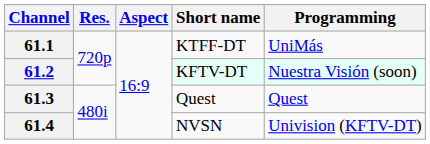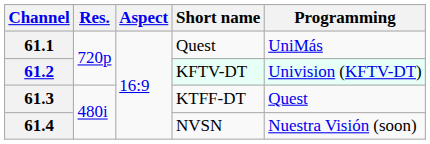(211, 44) KTFF-DT -> (196, 44) Quest
(342, 71) Nuestra Visión (soon) -> (345, 71) Univision (KFTV-DT)
(196, 98) Quest -> (211, 98) KTFF-DT
(345, 125) Univision (KFTV-DT) -> (342, 125) Nuestra Visión (soon)
